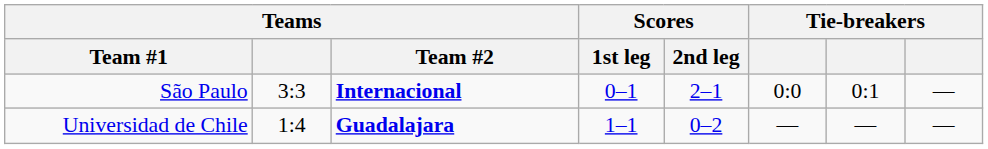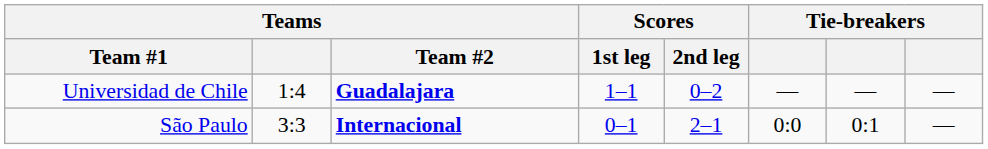rows swapped: (155, 125) <-> (204, 90)
